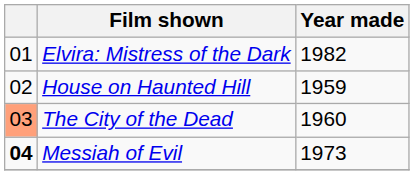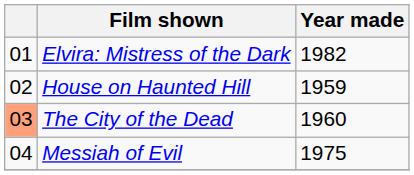(21, 152) bold -> (21, 152) normal
(323, 152) 1973 -> (323, 152) 1975
